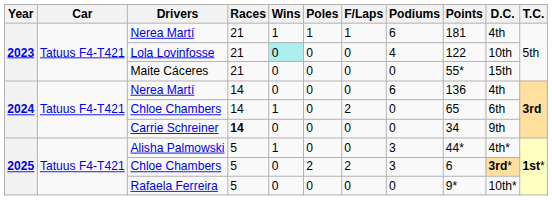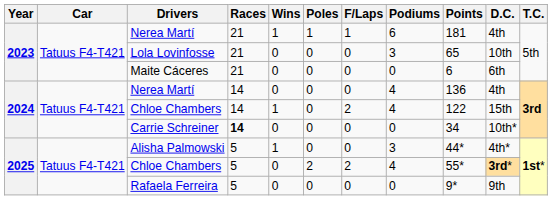(275, 52) paleturquoise background -> (275, 52) no background
(392, 52) 4 -> (392, 52) 3
(456, 52) 122 -> (452, 52) 65
(455, 71) 55* -> (449, 71) 6
(500, 71) 15th -> (497, 71) 6th
(392, 90) 6 -> (392, 90) 4
(392, 109) 0 -> (392, 109) 4
(452, 109) 65 -> (456, 109) 122
(497, 109) 6th -> (500, 109) 15th
(497, 128) 9th -> (503, 128) 10th*
(392, 166) 3 -> (392, 166) 4
(449, 166) 6 -> (455, 166) 55*
(503, 185) 10th* -> (497, 185) 9th
